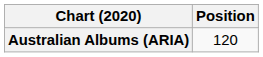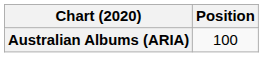(225, 39) 120 -> (225, 39) 100
